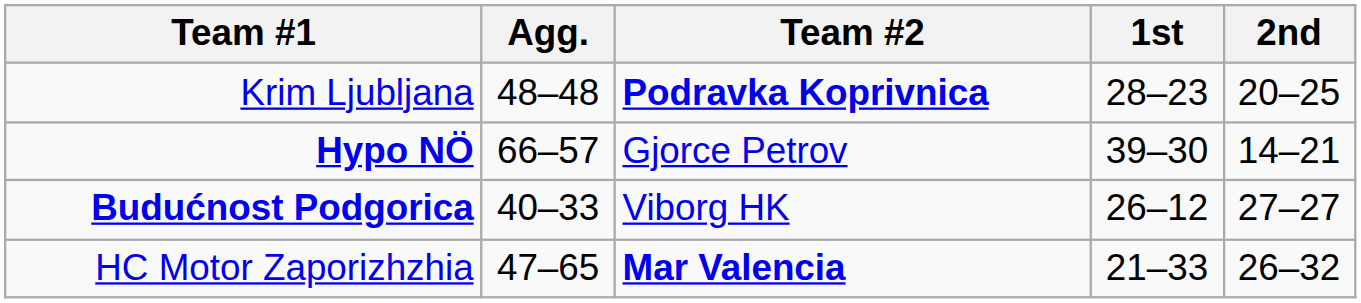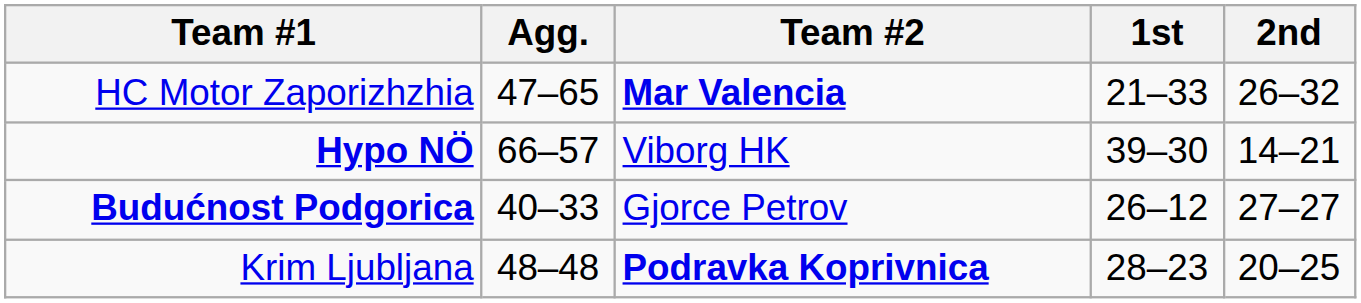rows swapped: (357, 92) <-> (284, 267)
(735, 150) Gjorce Petrov -> (706, 150) Viborg HK
(706, 208) Viborg HK -> (735, 208) Gjorce Petrov
